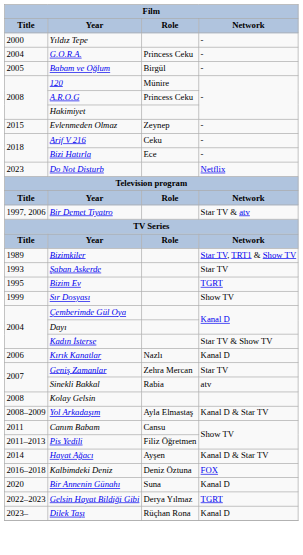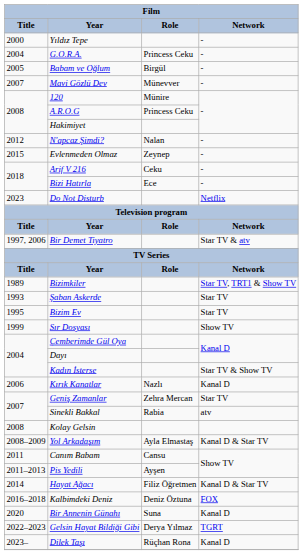+ row: (78, 83)
+ row: (77, 140)
(212, 284) TGRT -> (214, 312) Star TV
(170, 441) Filiz Öğretmen -> (154, 470) Ayşen
(154, 456) Ayşen -> (170, 484) Filiz Öğretmen
